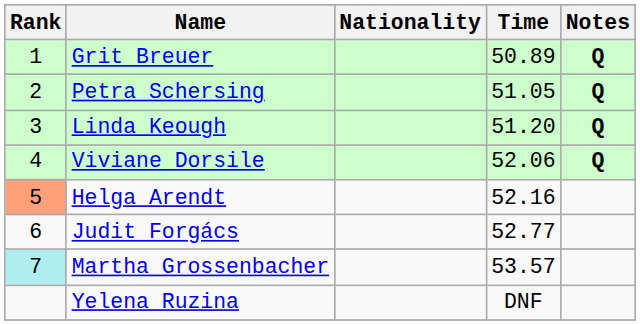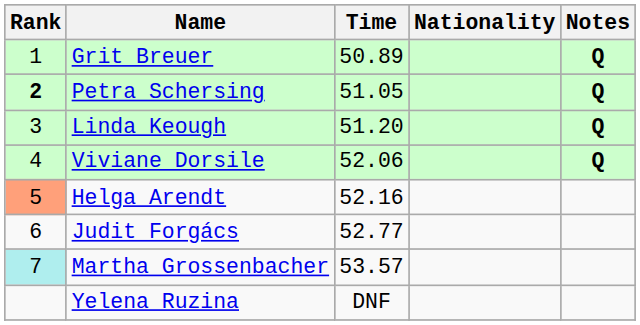columns swapped: (410, 22) <-> (523, 22)
(36, 92) normal -> (36, 92) bold
